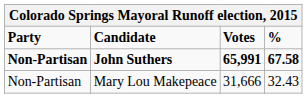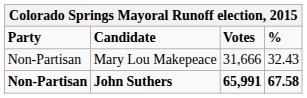rows swapped: (133, 59) <-> (155, 81)
